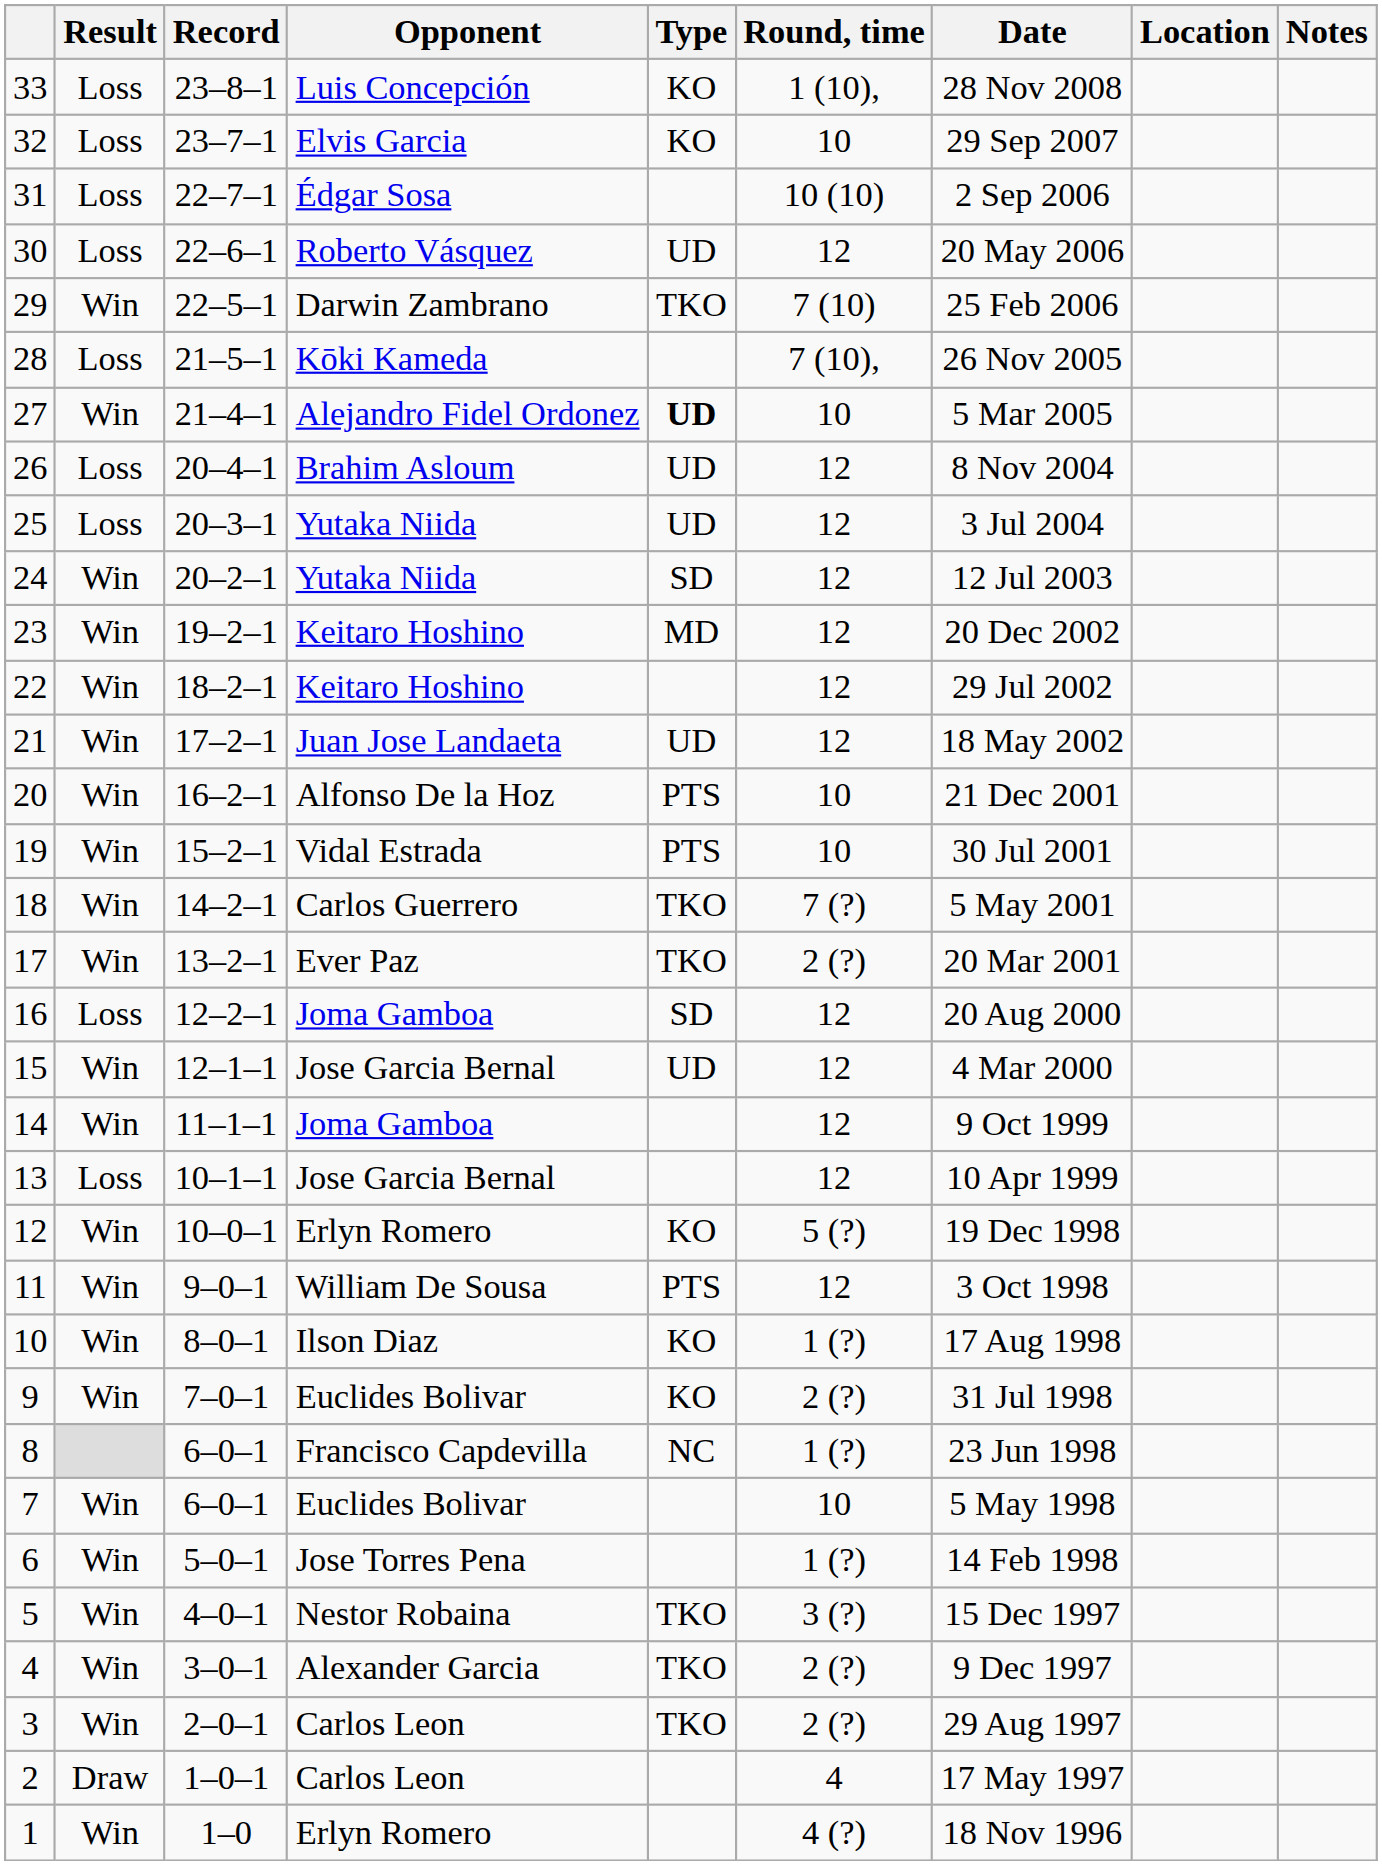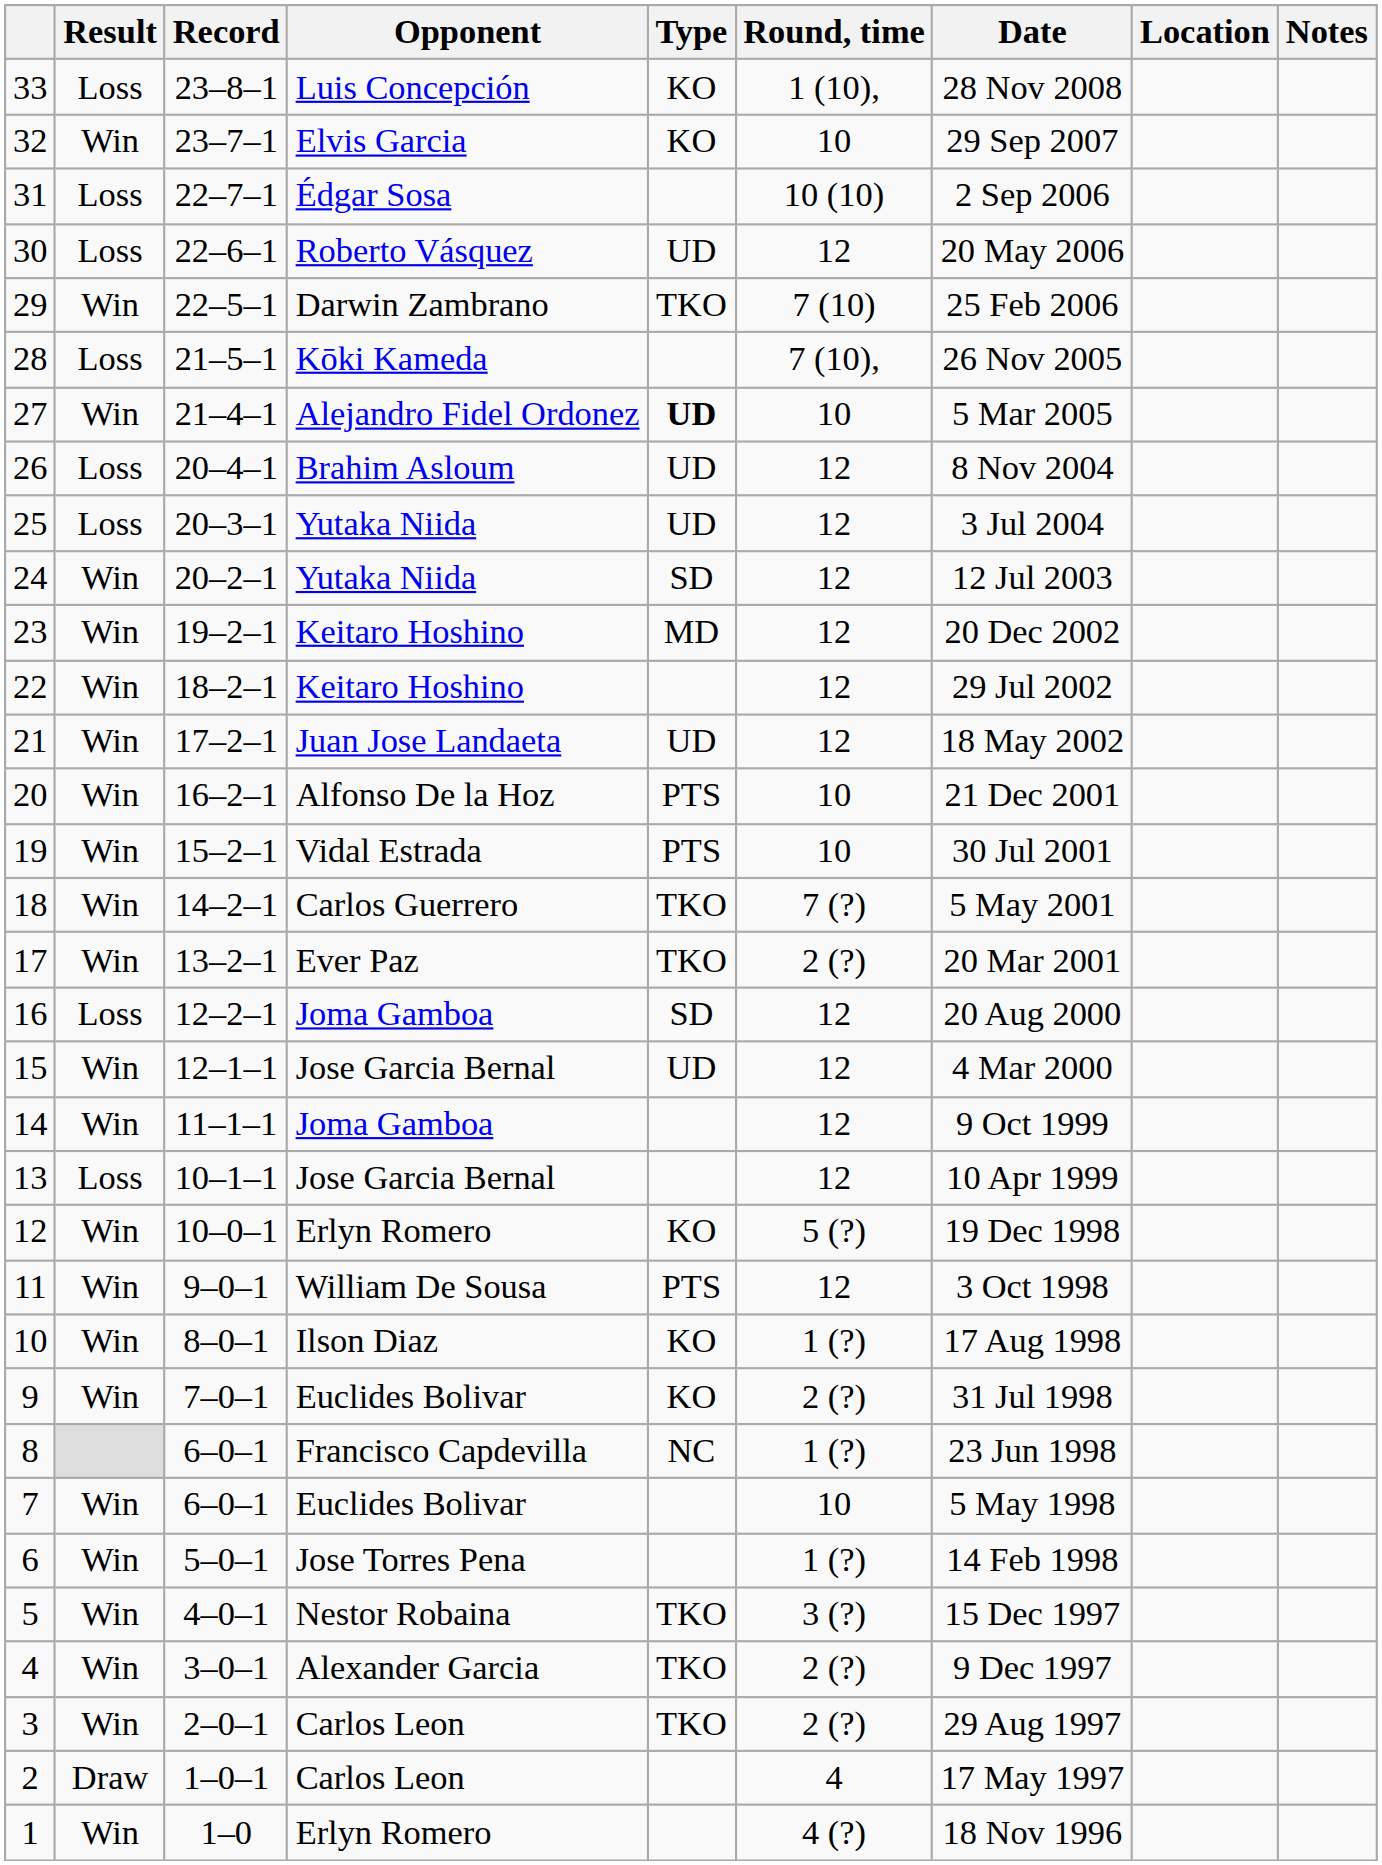(110, 140) Loss -> (110, 140) Win
